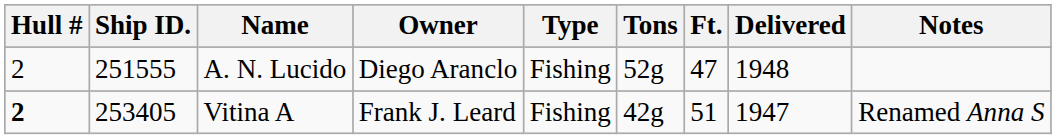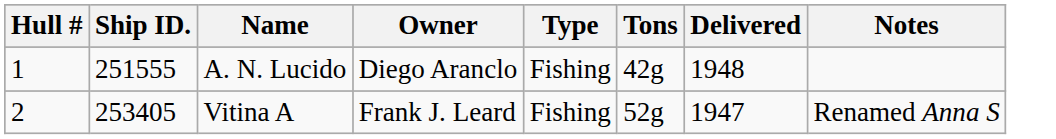- column: (706, 25)
(18, 68) 2 -> (18, 68) 1
(644, 68) 52g -> (644, 68) 42g
(18, 111) bold -> (18, 111) normal
(644, 111) 42g -> (644, 111) 52g
